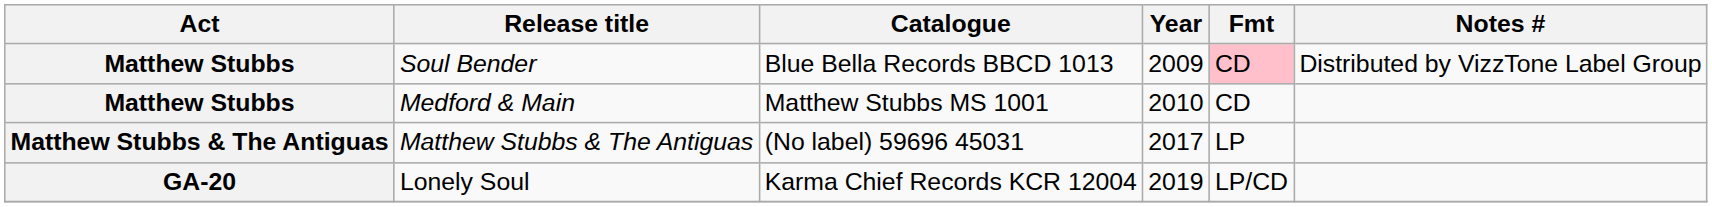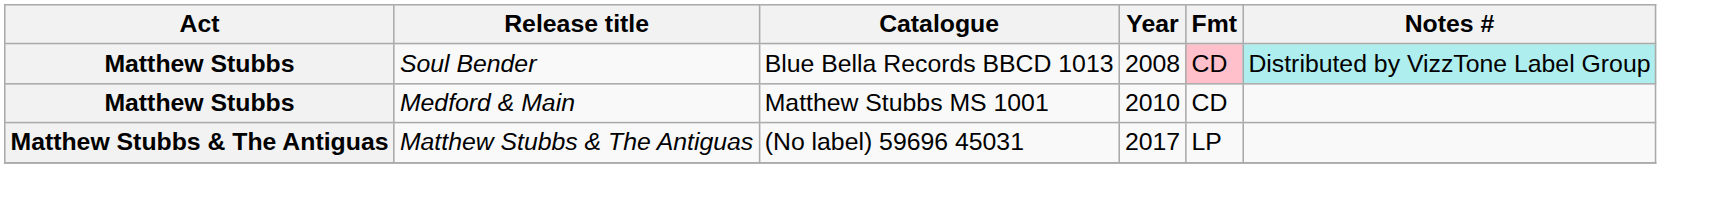(1176, 63) 2009 -> (1153, 63) 2008
(1500, 63) no background -> (1449, 63) paleturquoise background
- row: (465, 181)
